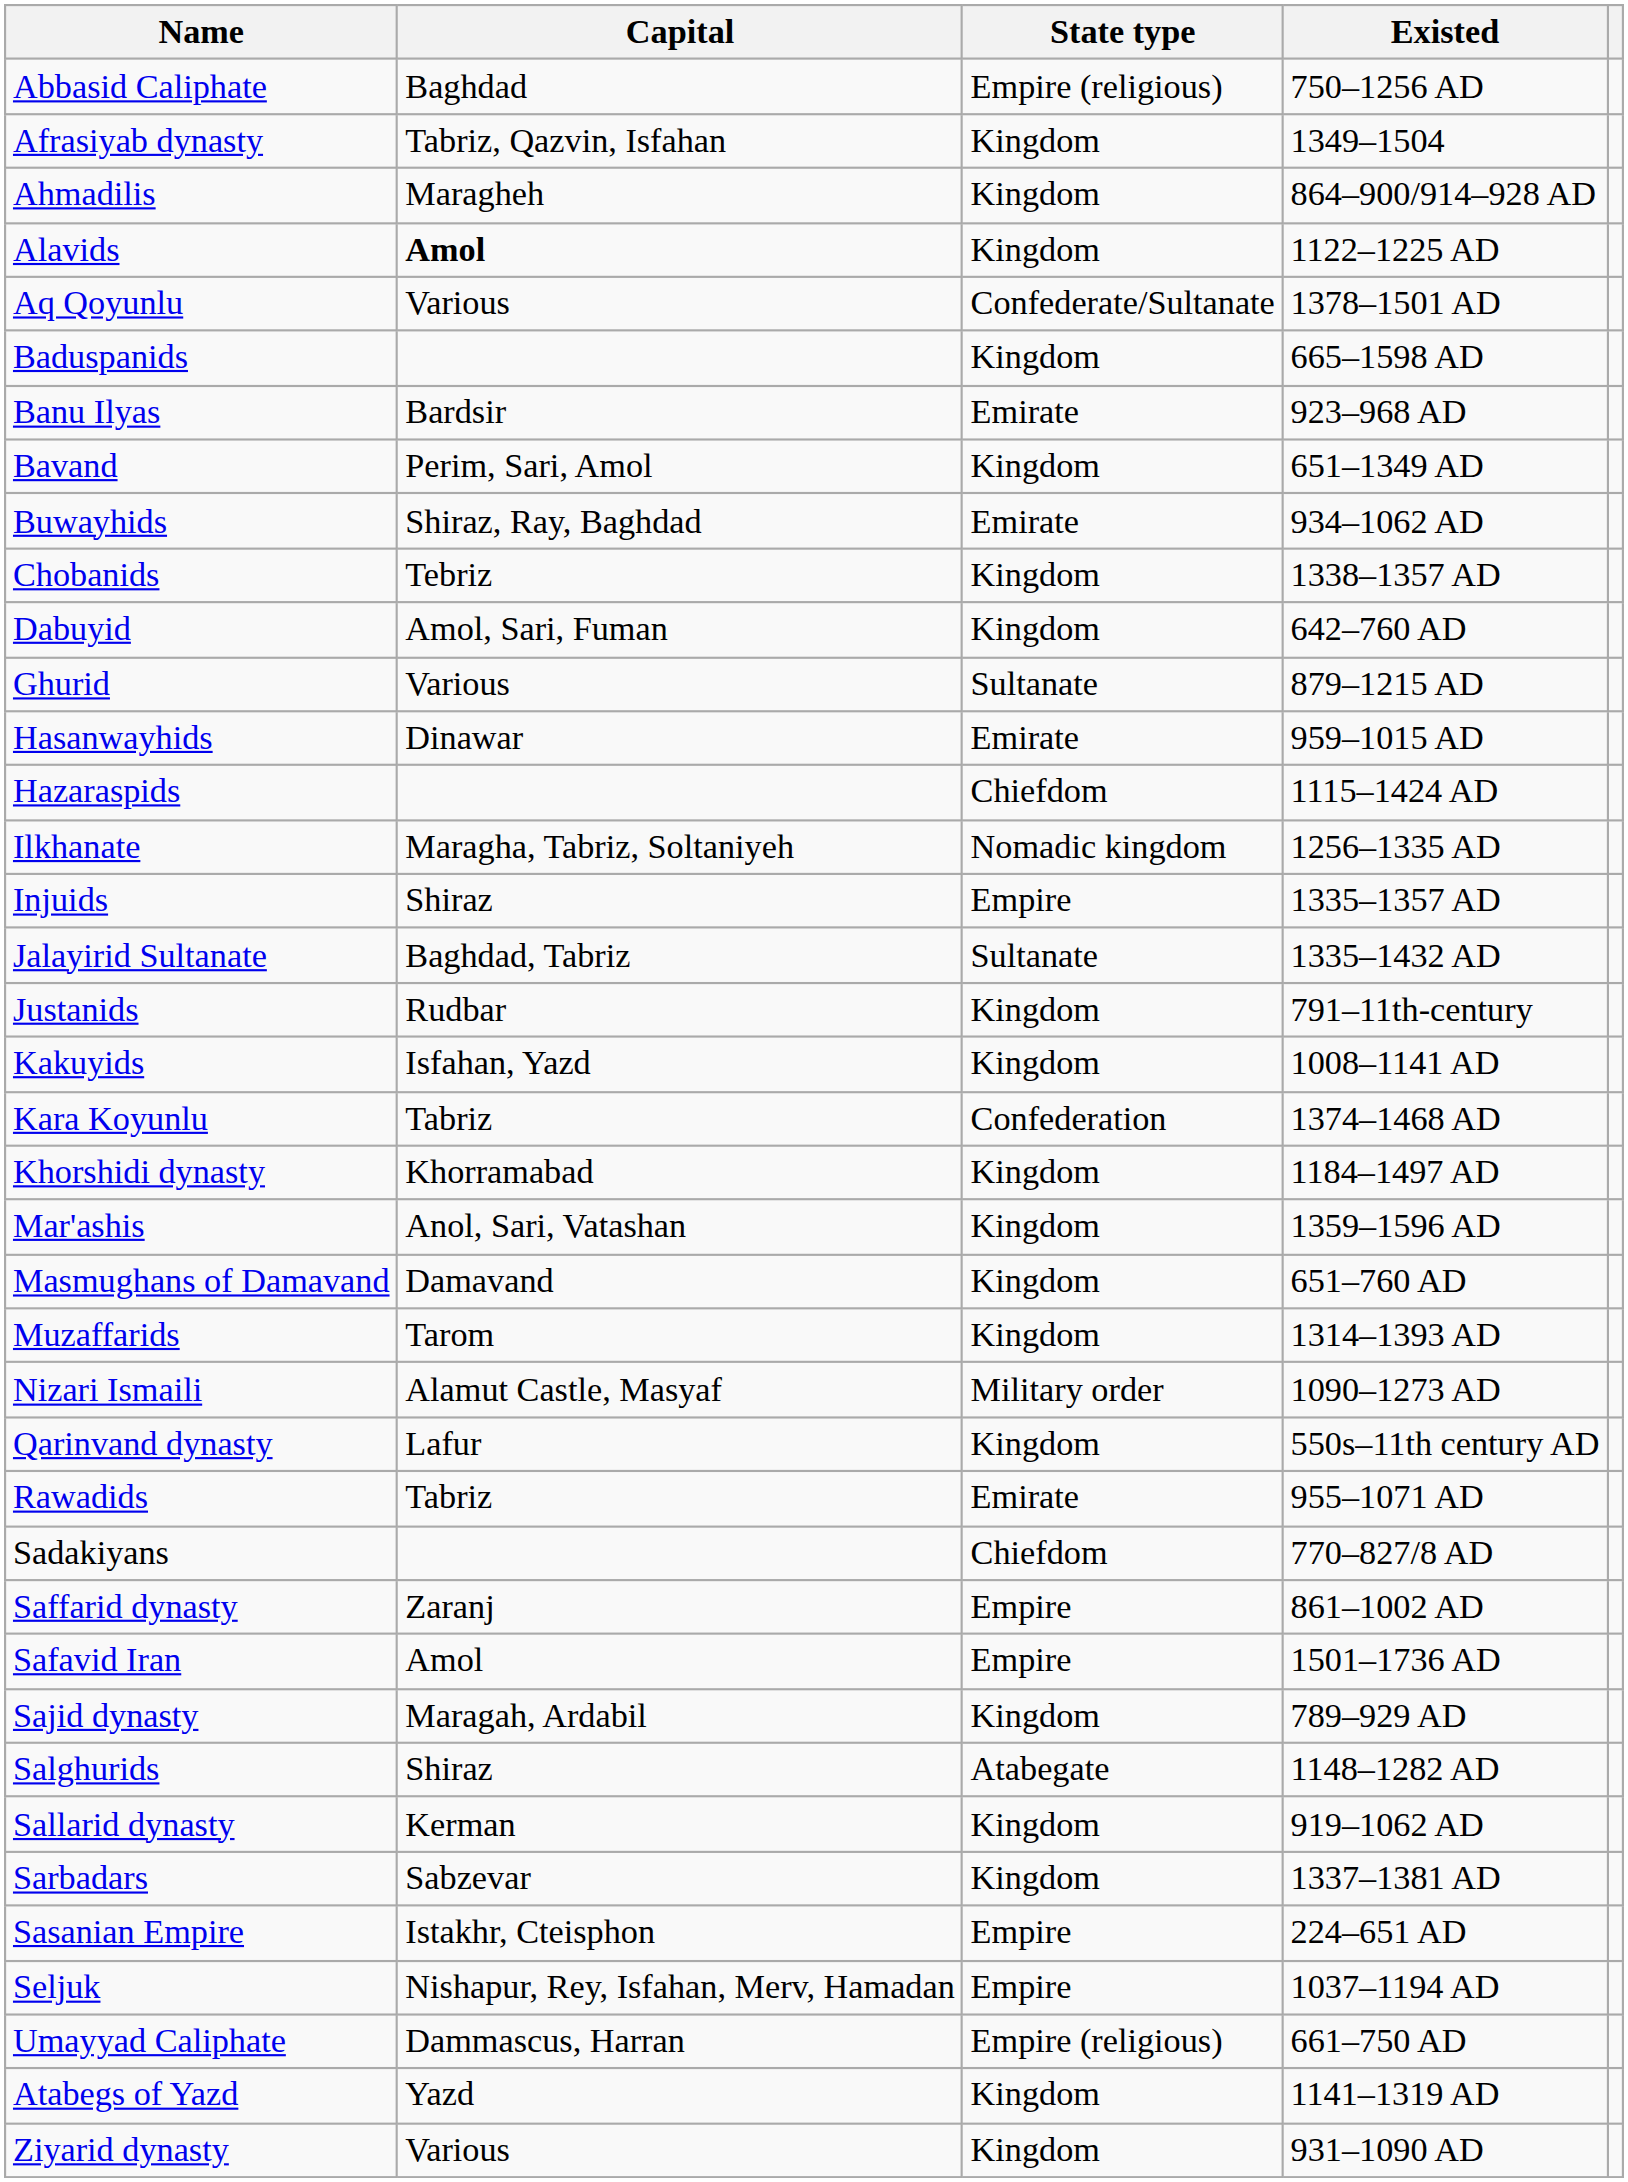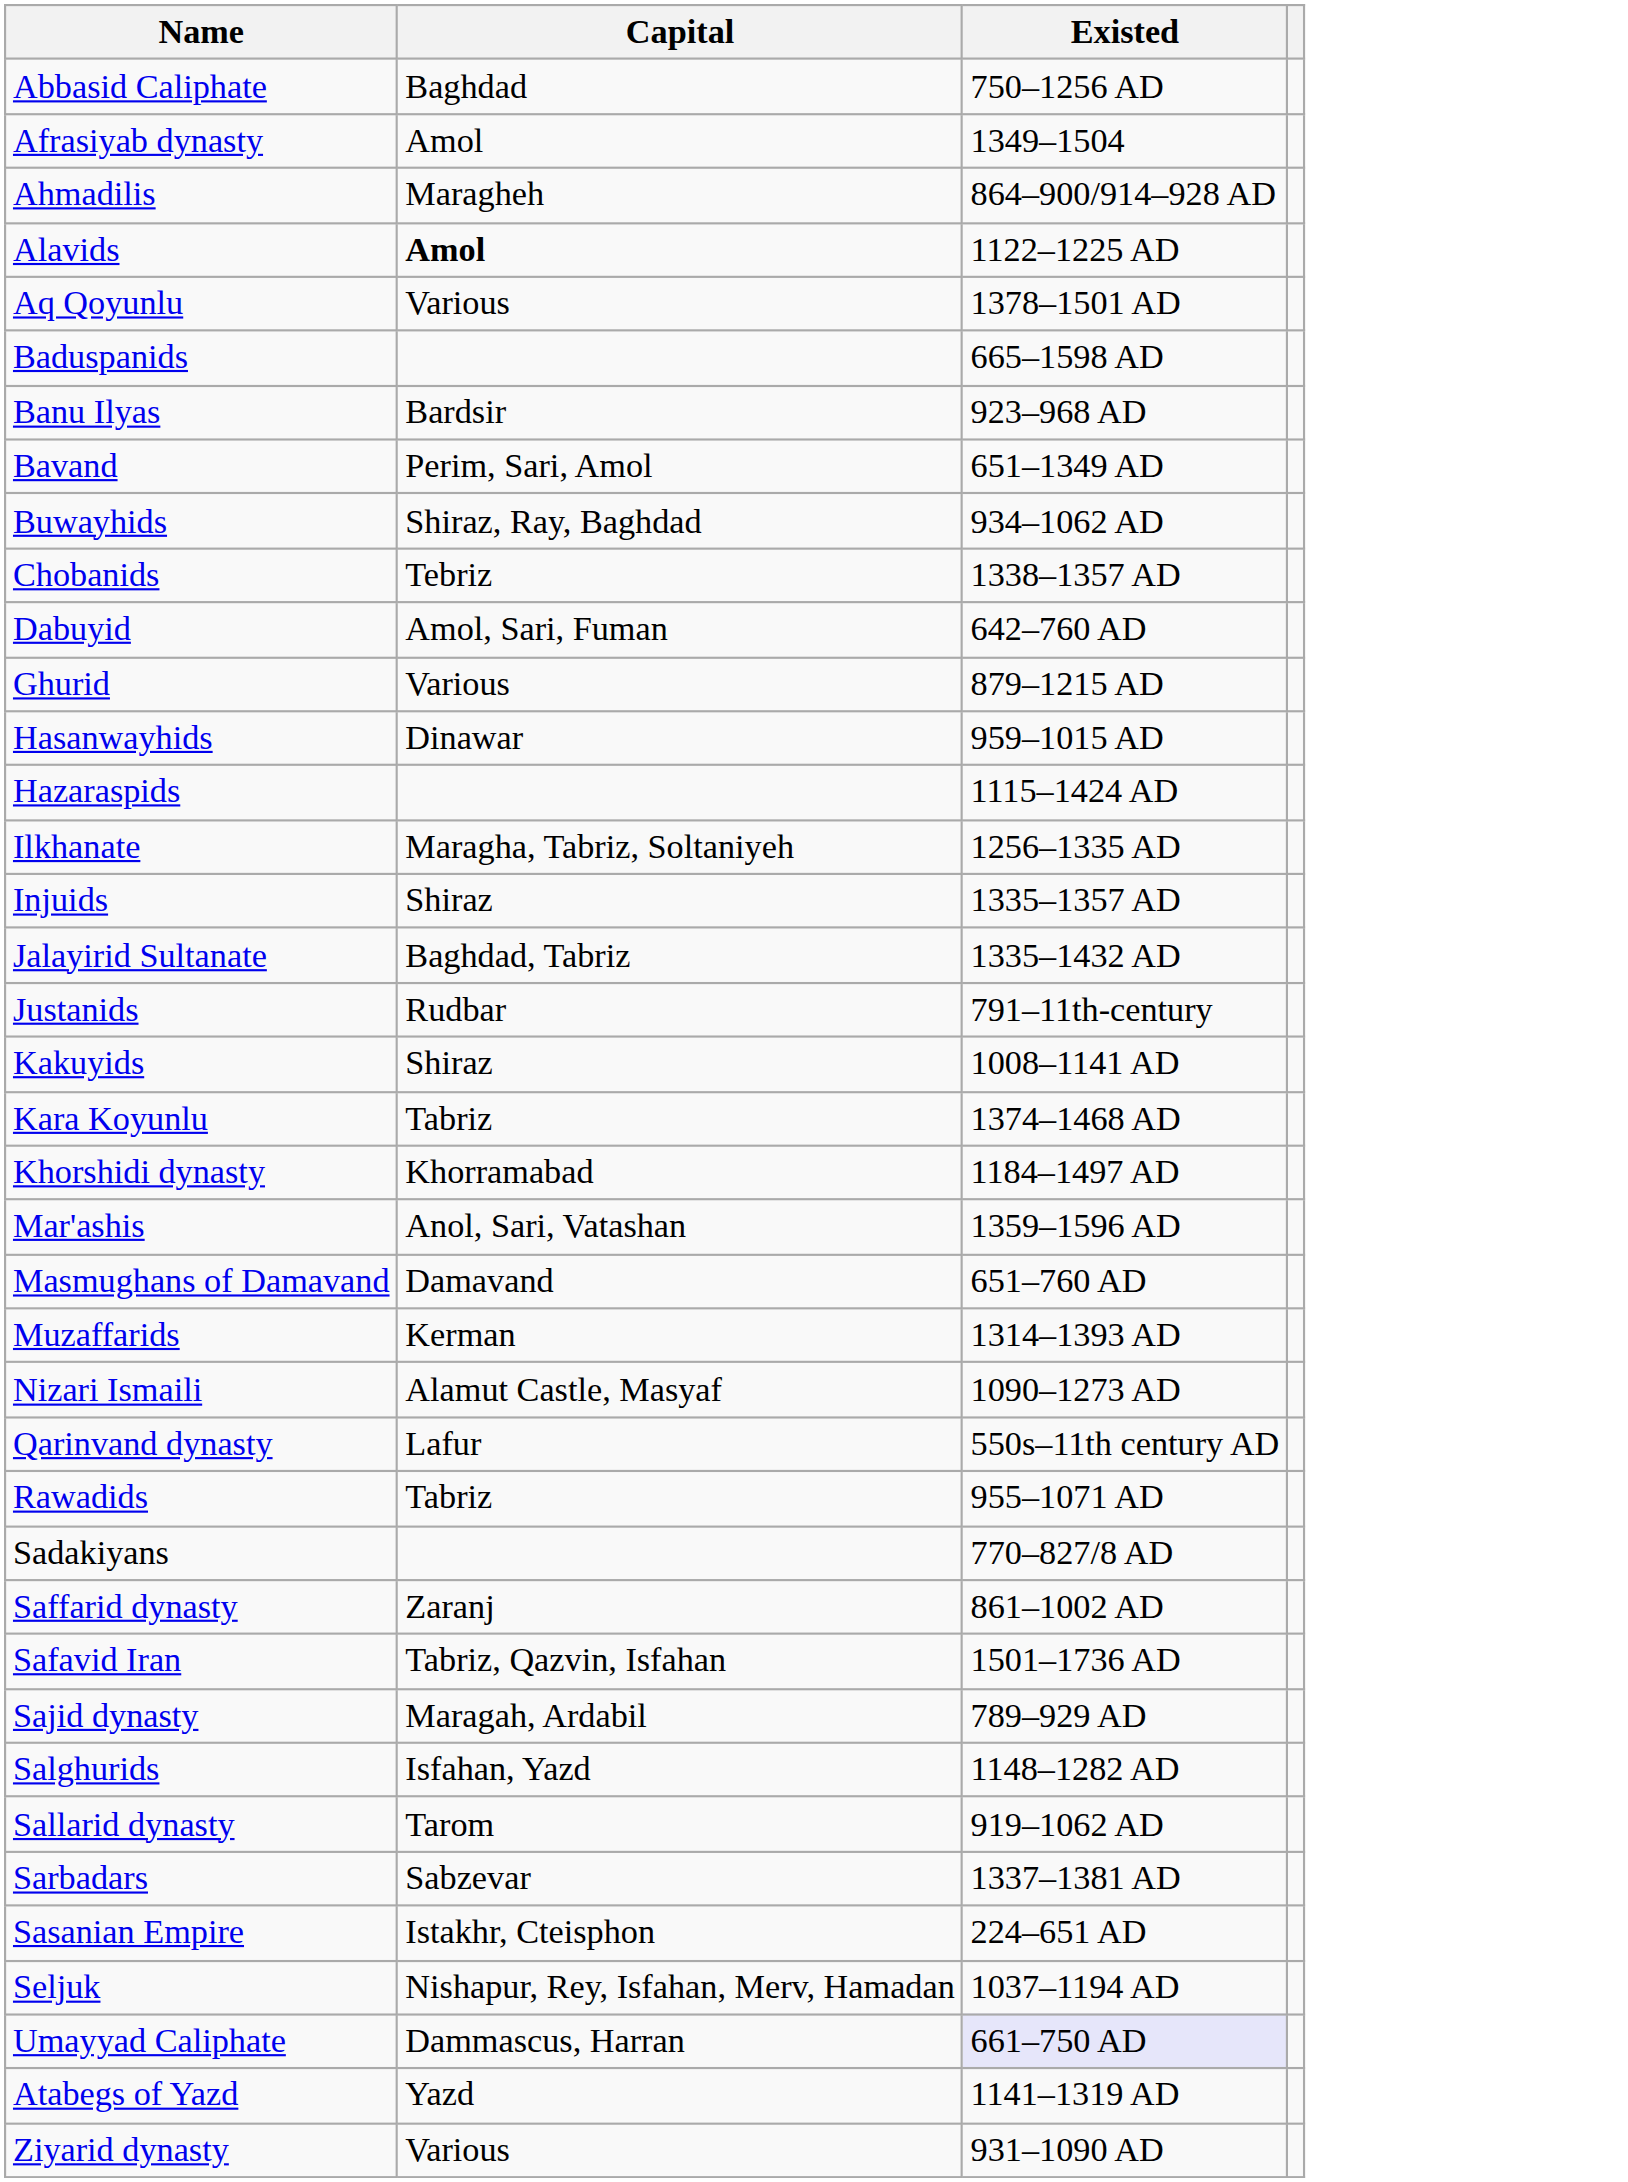- column: (1123, 31)
(566, 140) Tabriz, Qazvin, Isfahan -> (444, 140) Amol
(498, 1063) Isfahan, Yazd -> (449, 1063) Shiraz
(450, 1334) Tarom -> (460, 1334) Kerman
(444, 1660) Amol -> (566, 1660) Tabriz, Qazvin, Isfahan
(449, 1769) Shiraz -> (498, 1769) Isfahan, Yazd
(460, 1823) Kerman -> (450, 1823) Tarom
(1379, 2040) no background -> (1059, 2040) lavender background
